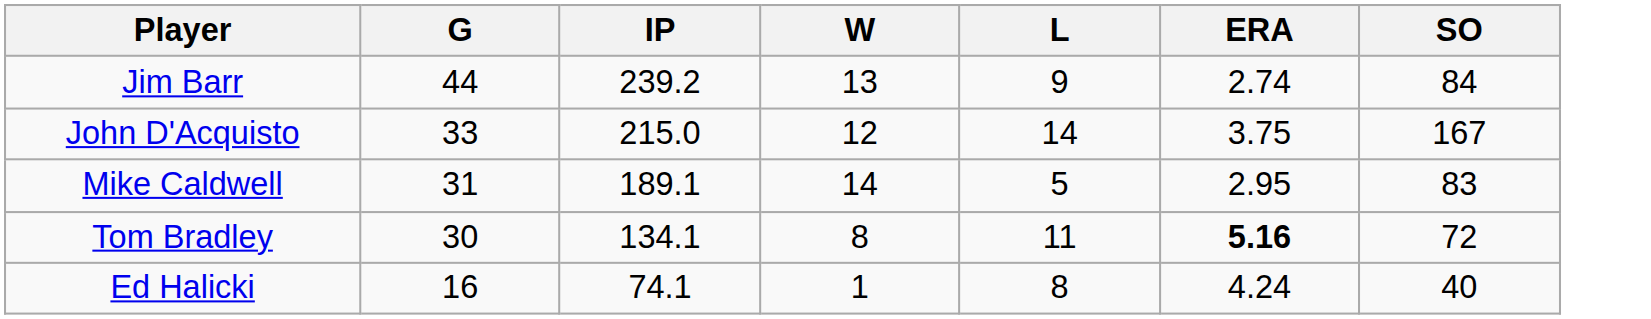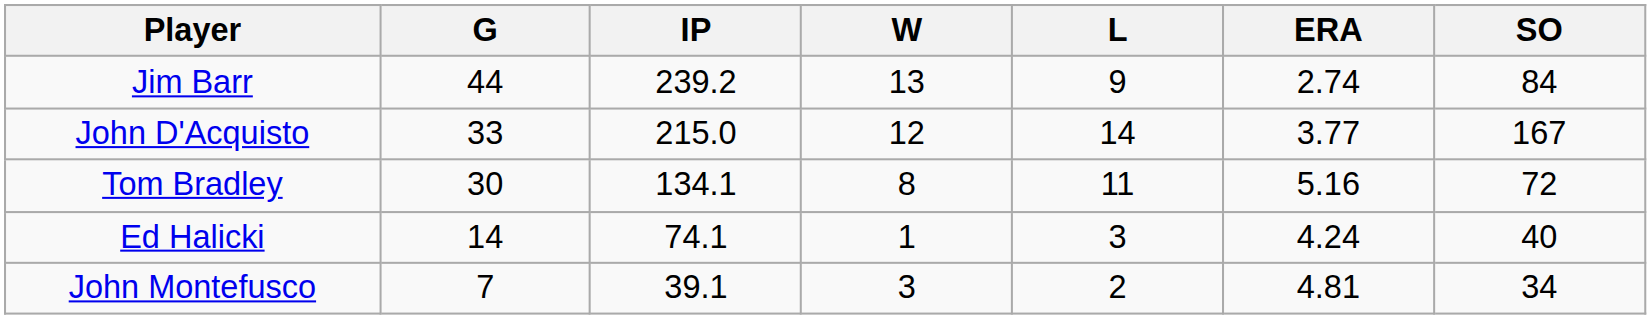(1259, 133) 3.75 -> (1328, 133) 3.77
- row: (183, 184)
(1259, 236) bold -> (1328, 184) normal
(460, 287) 16 -> (485, 236) 14
(1060, 287) 8 -> (1118, 236) 3
+ row: (192, 287)
